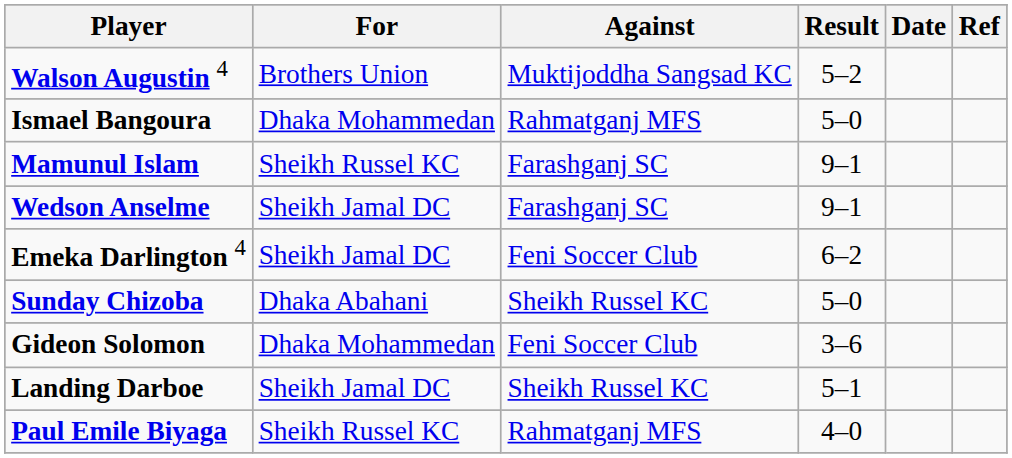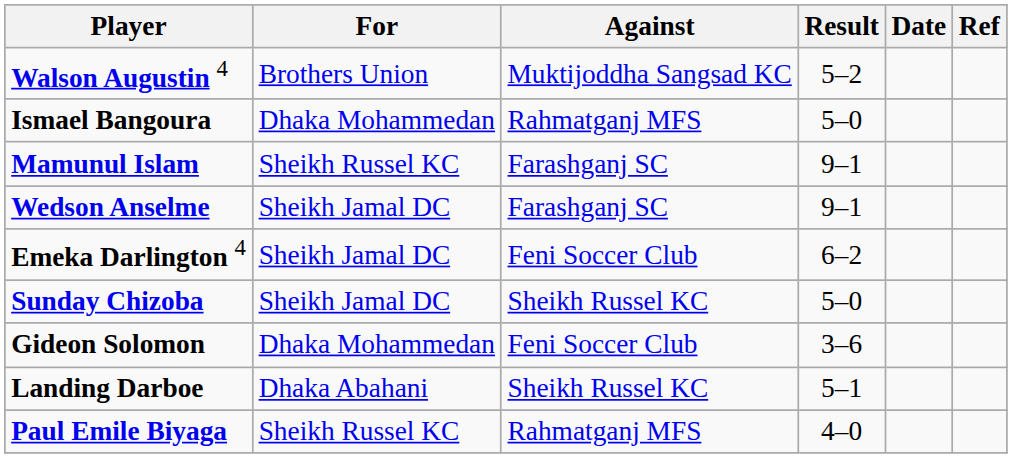(343, 301) Dhaka Abahani -> (354, 301) Sheikh Jamal DC
(354, 388) Sheikh Jamal DC -> (343, 388) Dhaka Abahani
